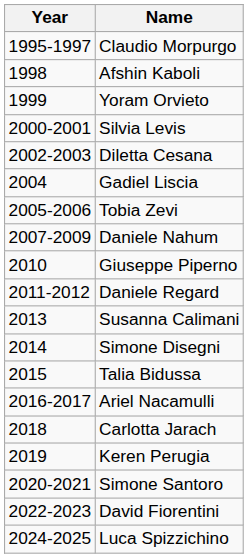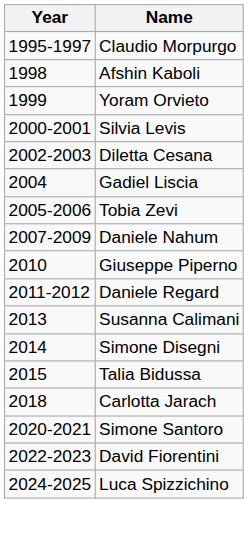- row: (157, 401)
- row: (154, 456)
